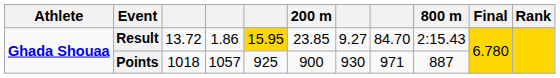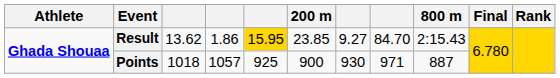(183, 39) 13.72 -> (183, 39) 13.62
